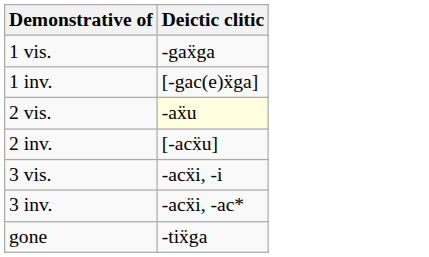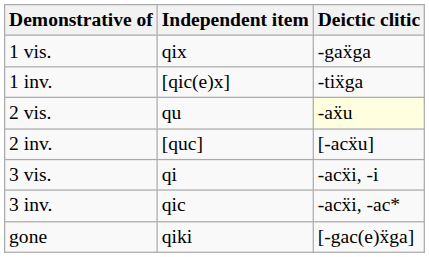+ column: (235, 19)
(210, 81) [-gac(e)ẍga] -> (340, 81) -tiẍga
(185, 236) -tiẍga -> (366, 236) [-gac(e)ẍga]
